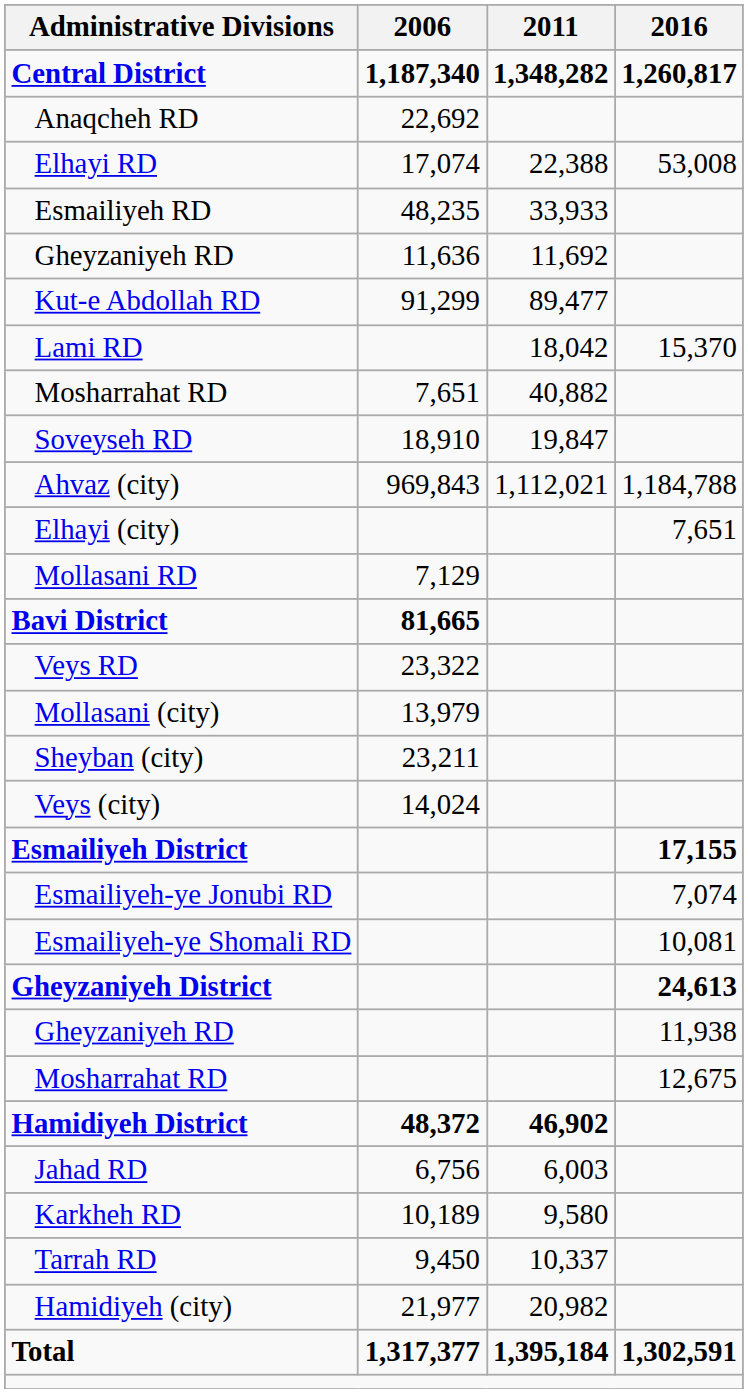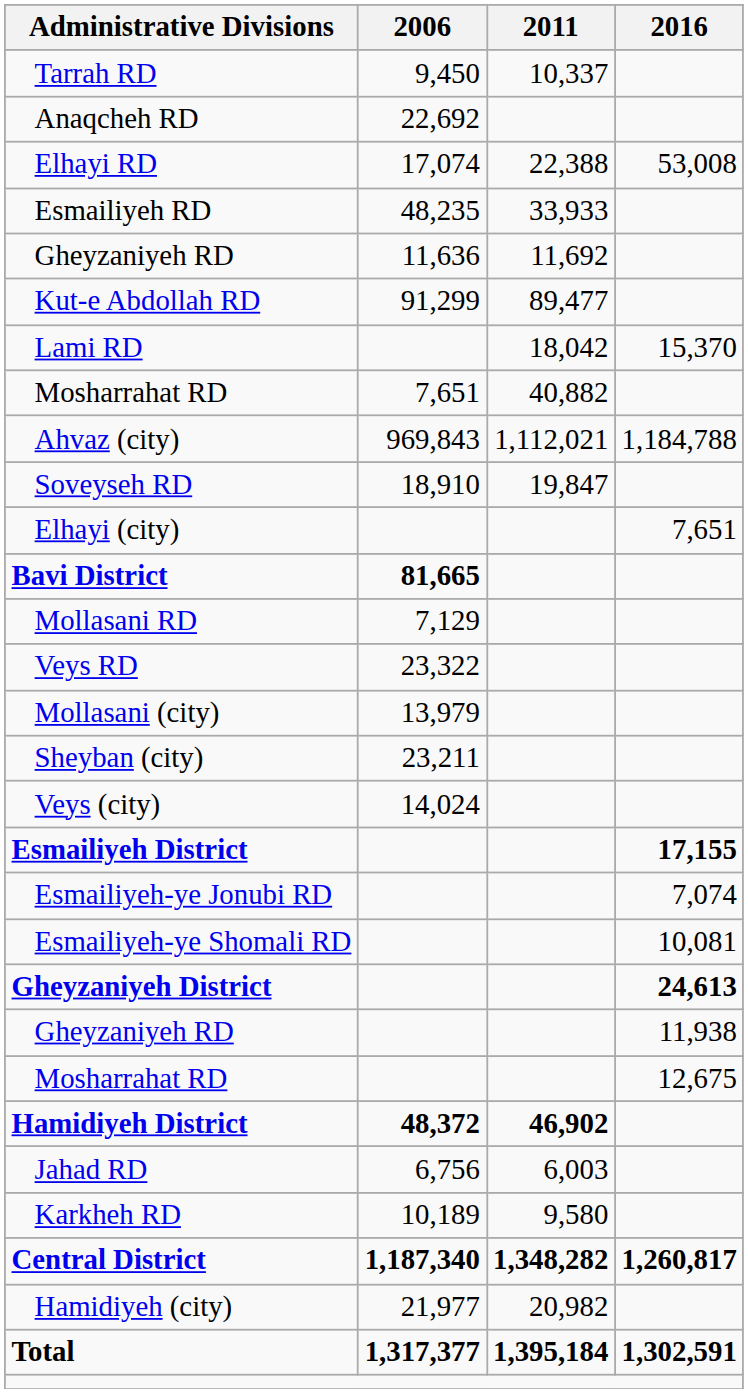rows swapped: (109, 73) <-> (96, 1260)
rows swapped: (113, 438) <-> (107, 484)
rows swapped: (90, 621) <-> (116, 575)
